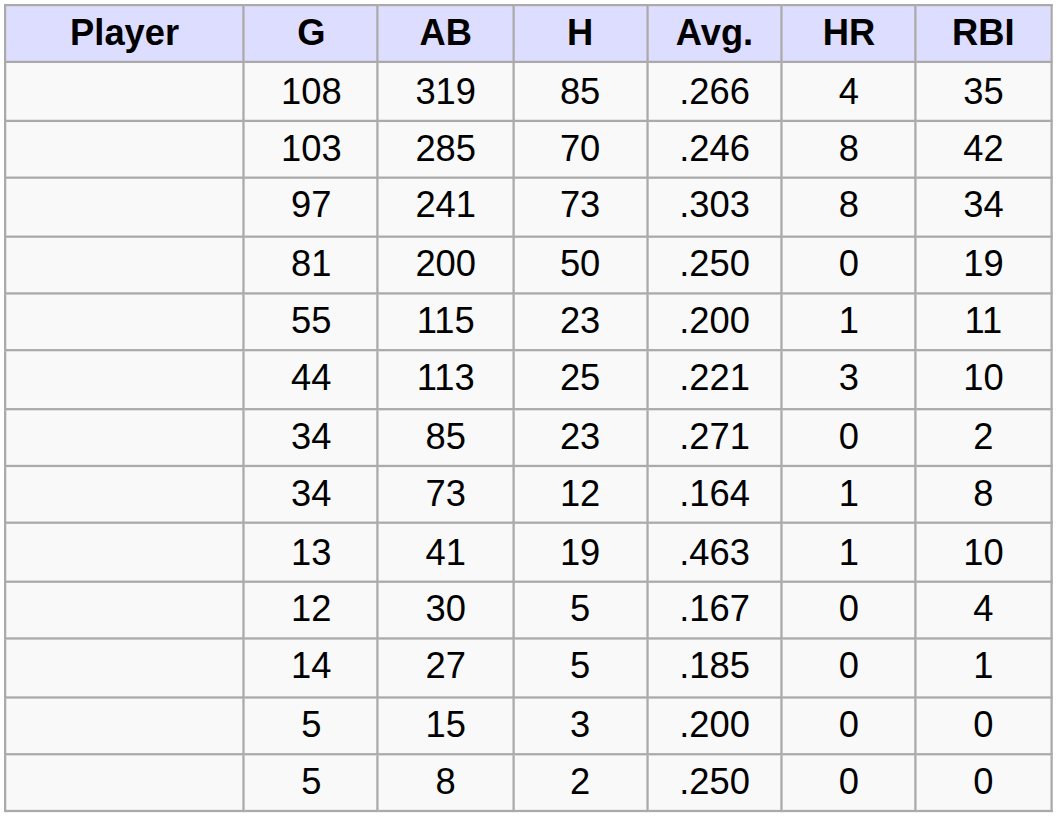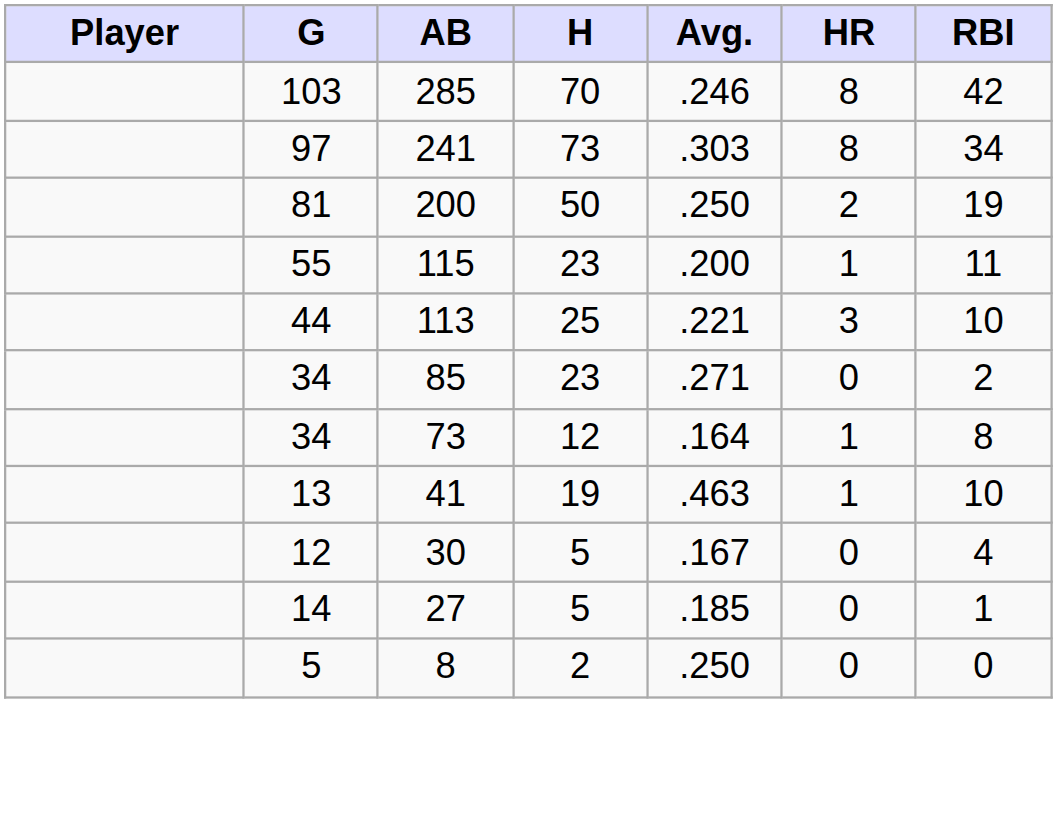- row: (446, 90)
(849, 263) 0 -> (849, 206) 2
- row: (446, 724)
